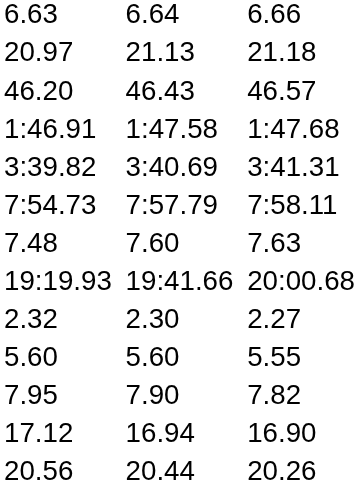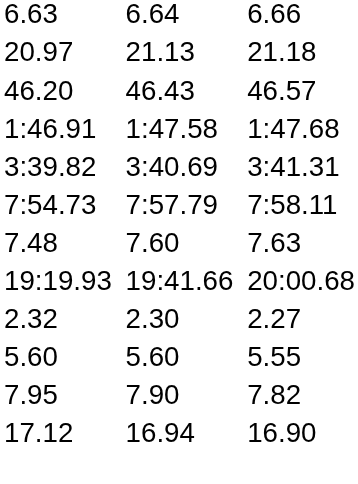- row: (39, 471)
